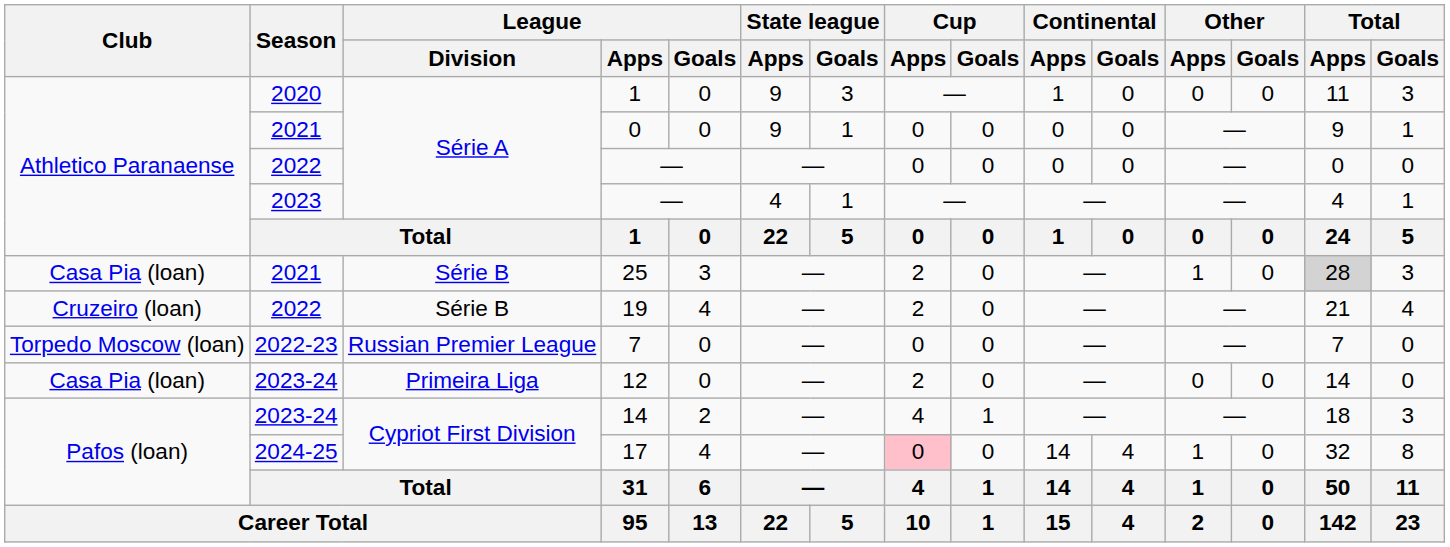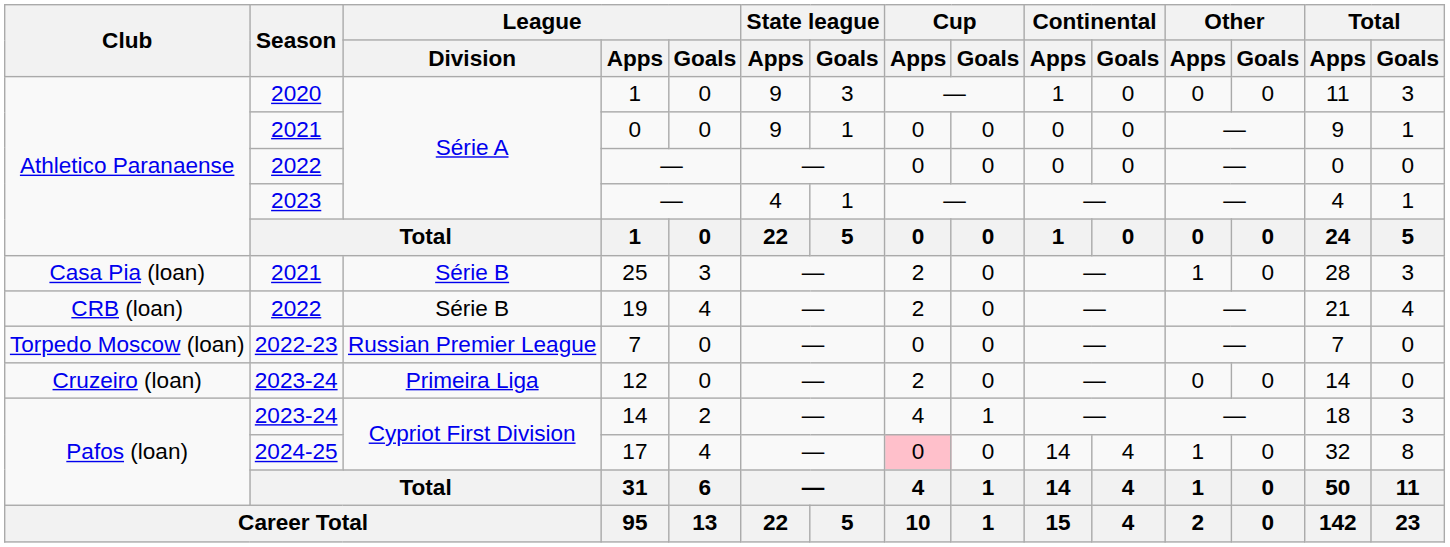(1338, 272) lightgrey background -> (1338, 272) no background
(127, 308) Cruzeiro (loan) -> (127, 308) CRB (loan)
(127, 380) Casa Pia (loan) -> (127, 380) Cruzeiro (loan)
